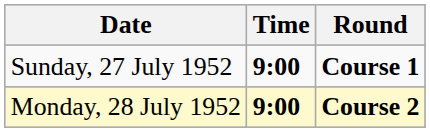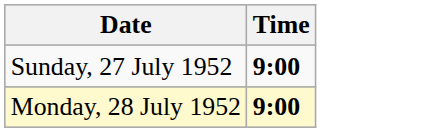- column: (370, 24)
